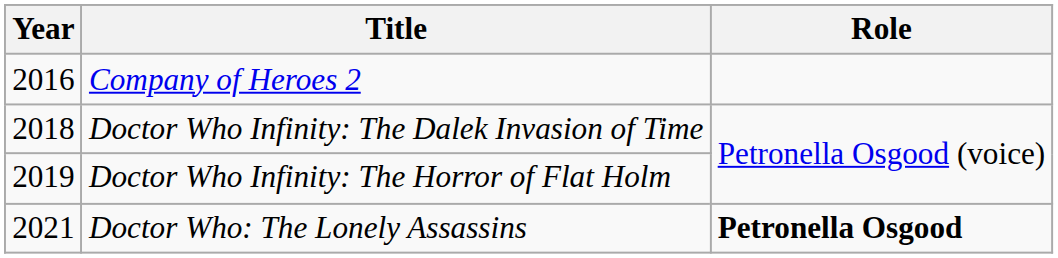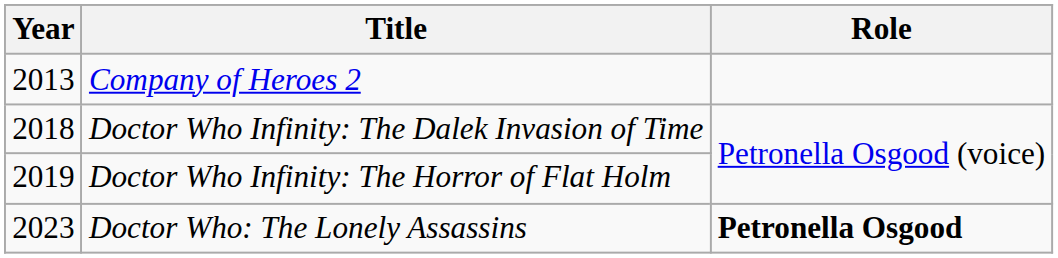(43, 78) 2016 -> (43, 78) 2013
(43, 227) 2021 -> (43, 227) 2023
